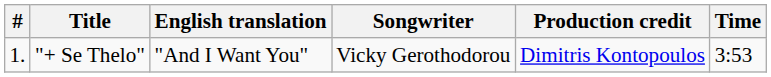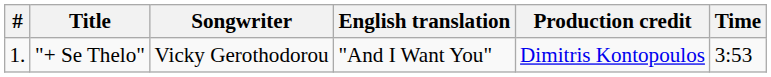columns swapped: (241, 21) <-> (423, 21)
